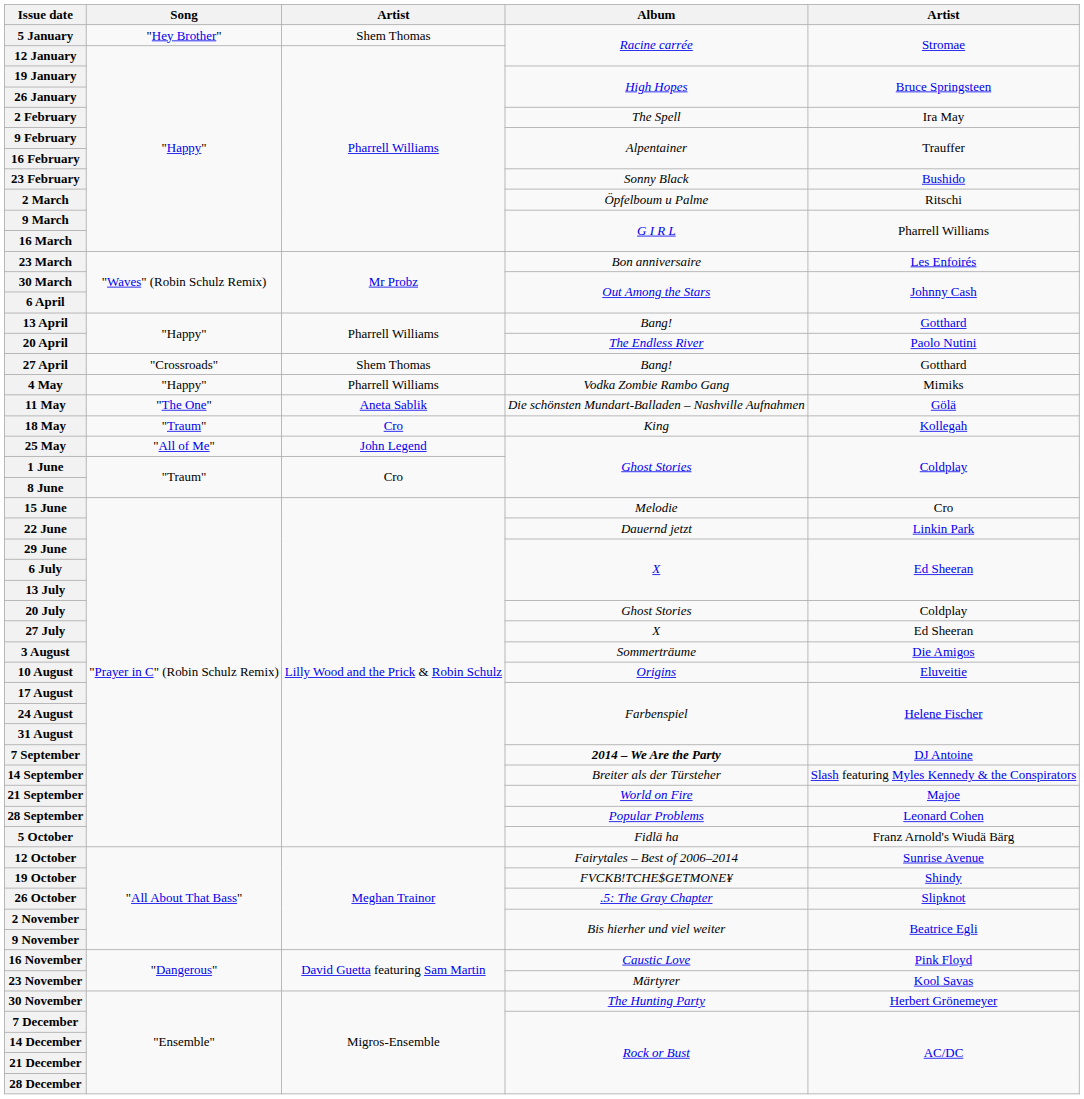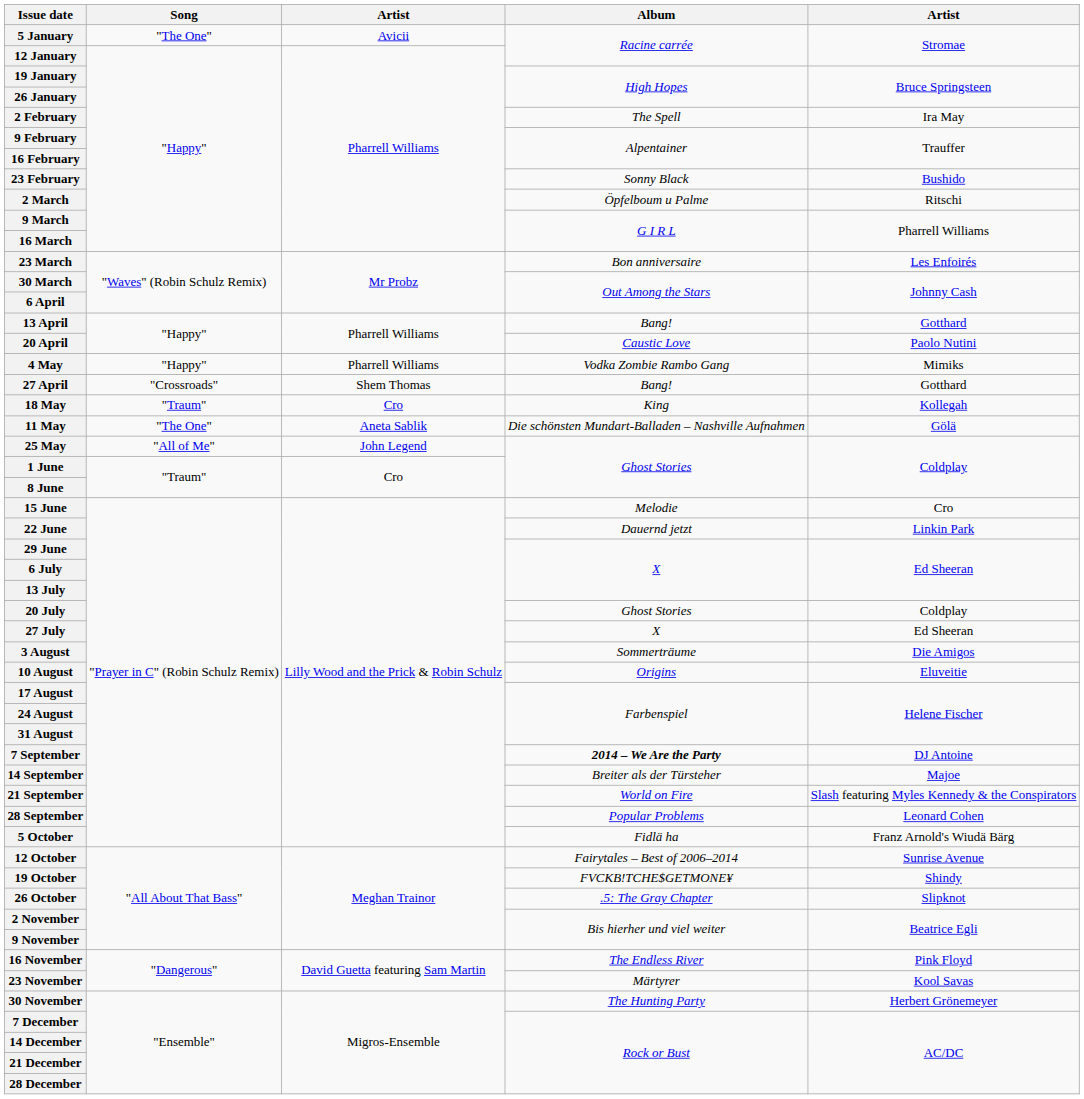(184, 35) "Hey Brother" -> (184, 35) "The One"
(393, 35) Shem Thomas -> (393, 35) Avicii
(656, 343) The Endless River -> (656, 343) Caustic Love
rows swapped: (45, 364) <-> (45, 384)
rows swapped: (45, 405) <-> (45, 425)
(943, 775) Slash featuring Myles Kennedy & the Conspirators -> (943, 775) Majoe
(943, 795) Majoe -> (943, 795) Slash featuring Myles Kennedy & the Conspirators
(656, 960) Caustic Love -> (656, 960) The Endless River
